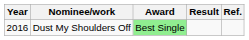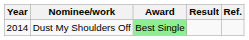(17, 27) 2016 -> (17, 27) 2014
